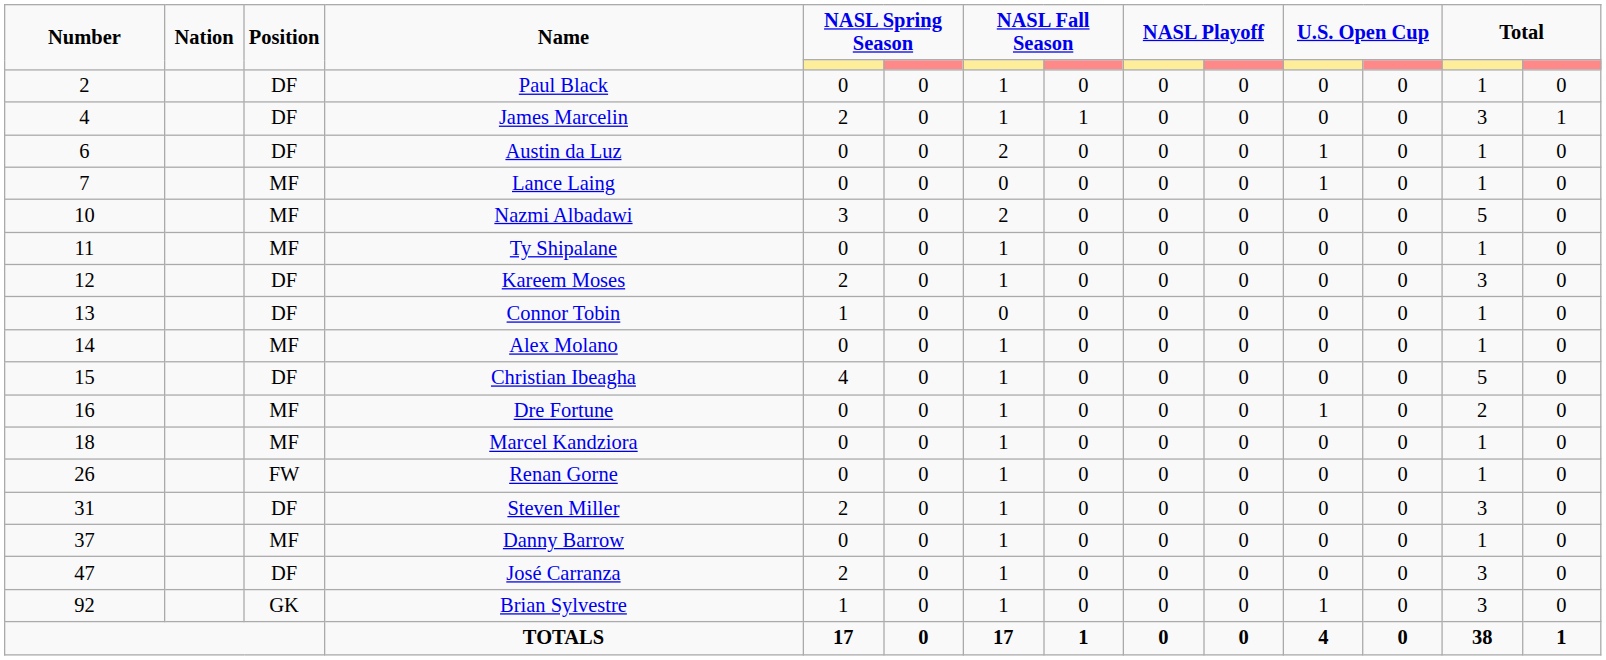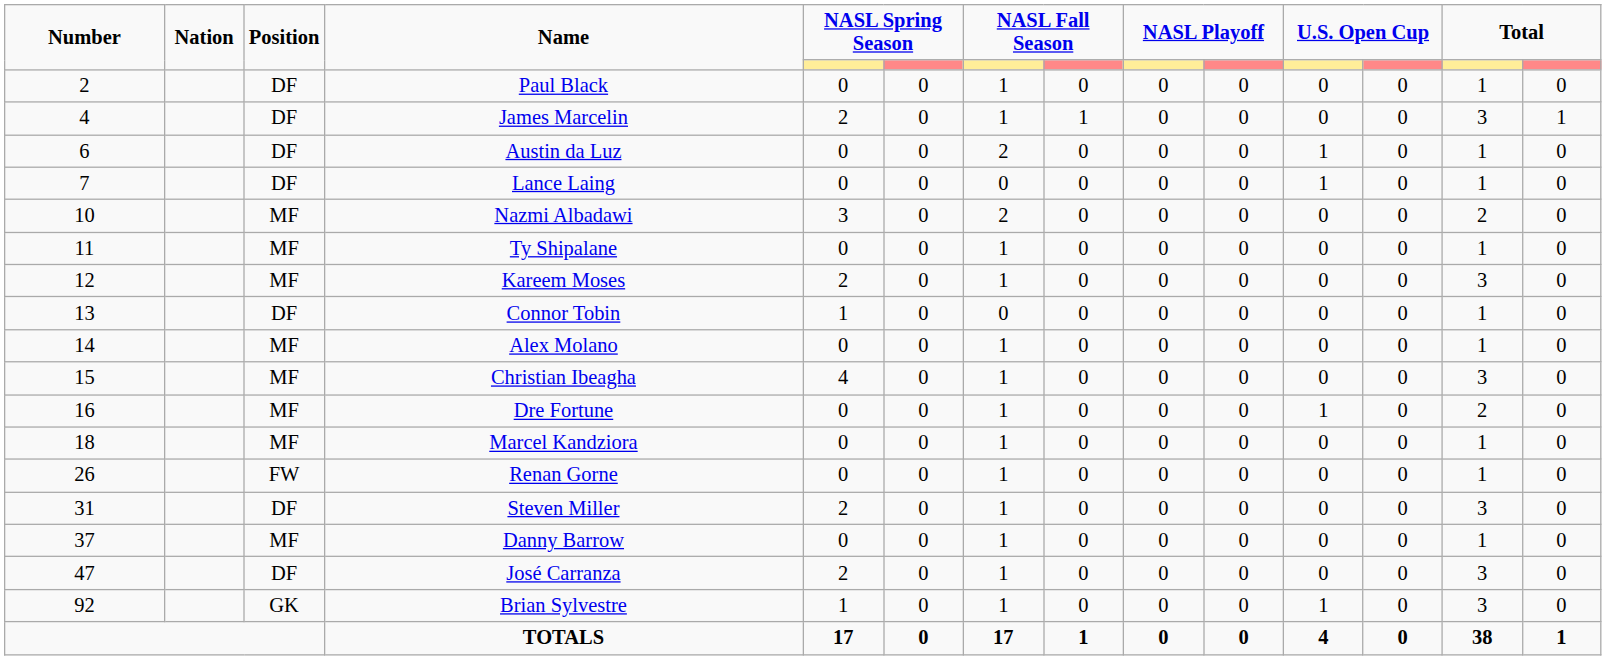(284, 183) MF -> (284, 183) DF
(1482, 215) 5 -> (1482, 215) 2
(284, 280) DF -> (284, 280) MF
(284, 378) DF -> (284, 378) MF
(1482, 378) 5 -> (1482, 378) 3
